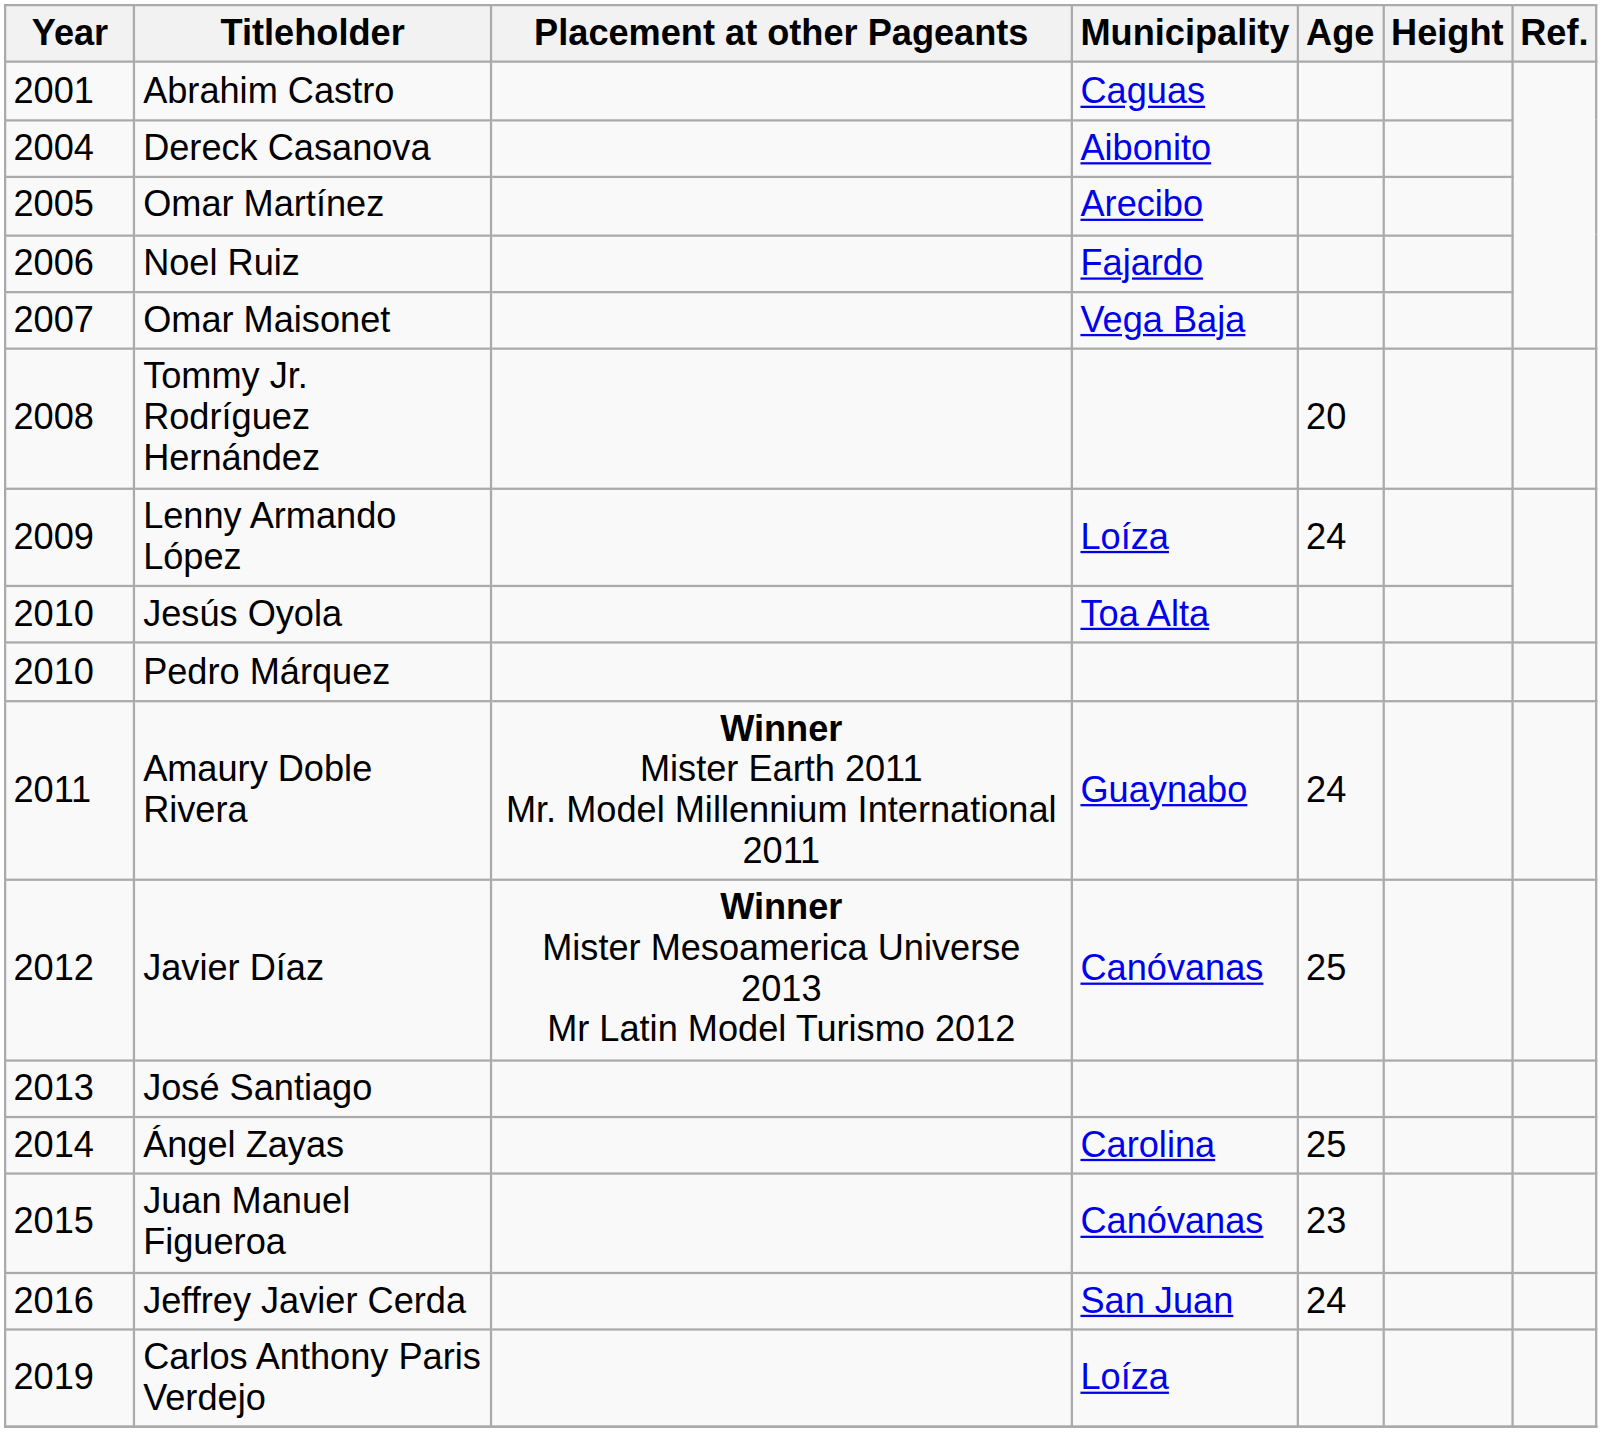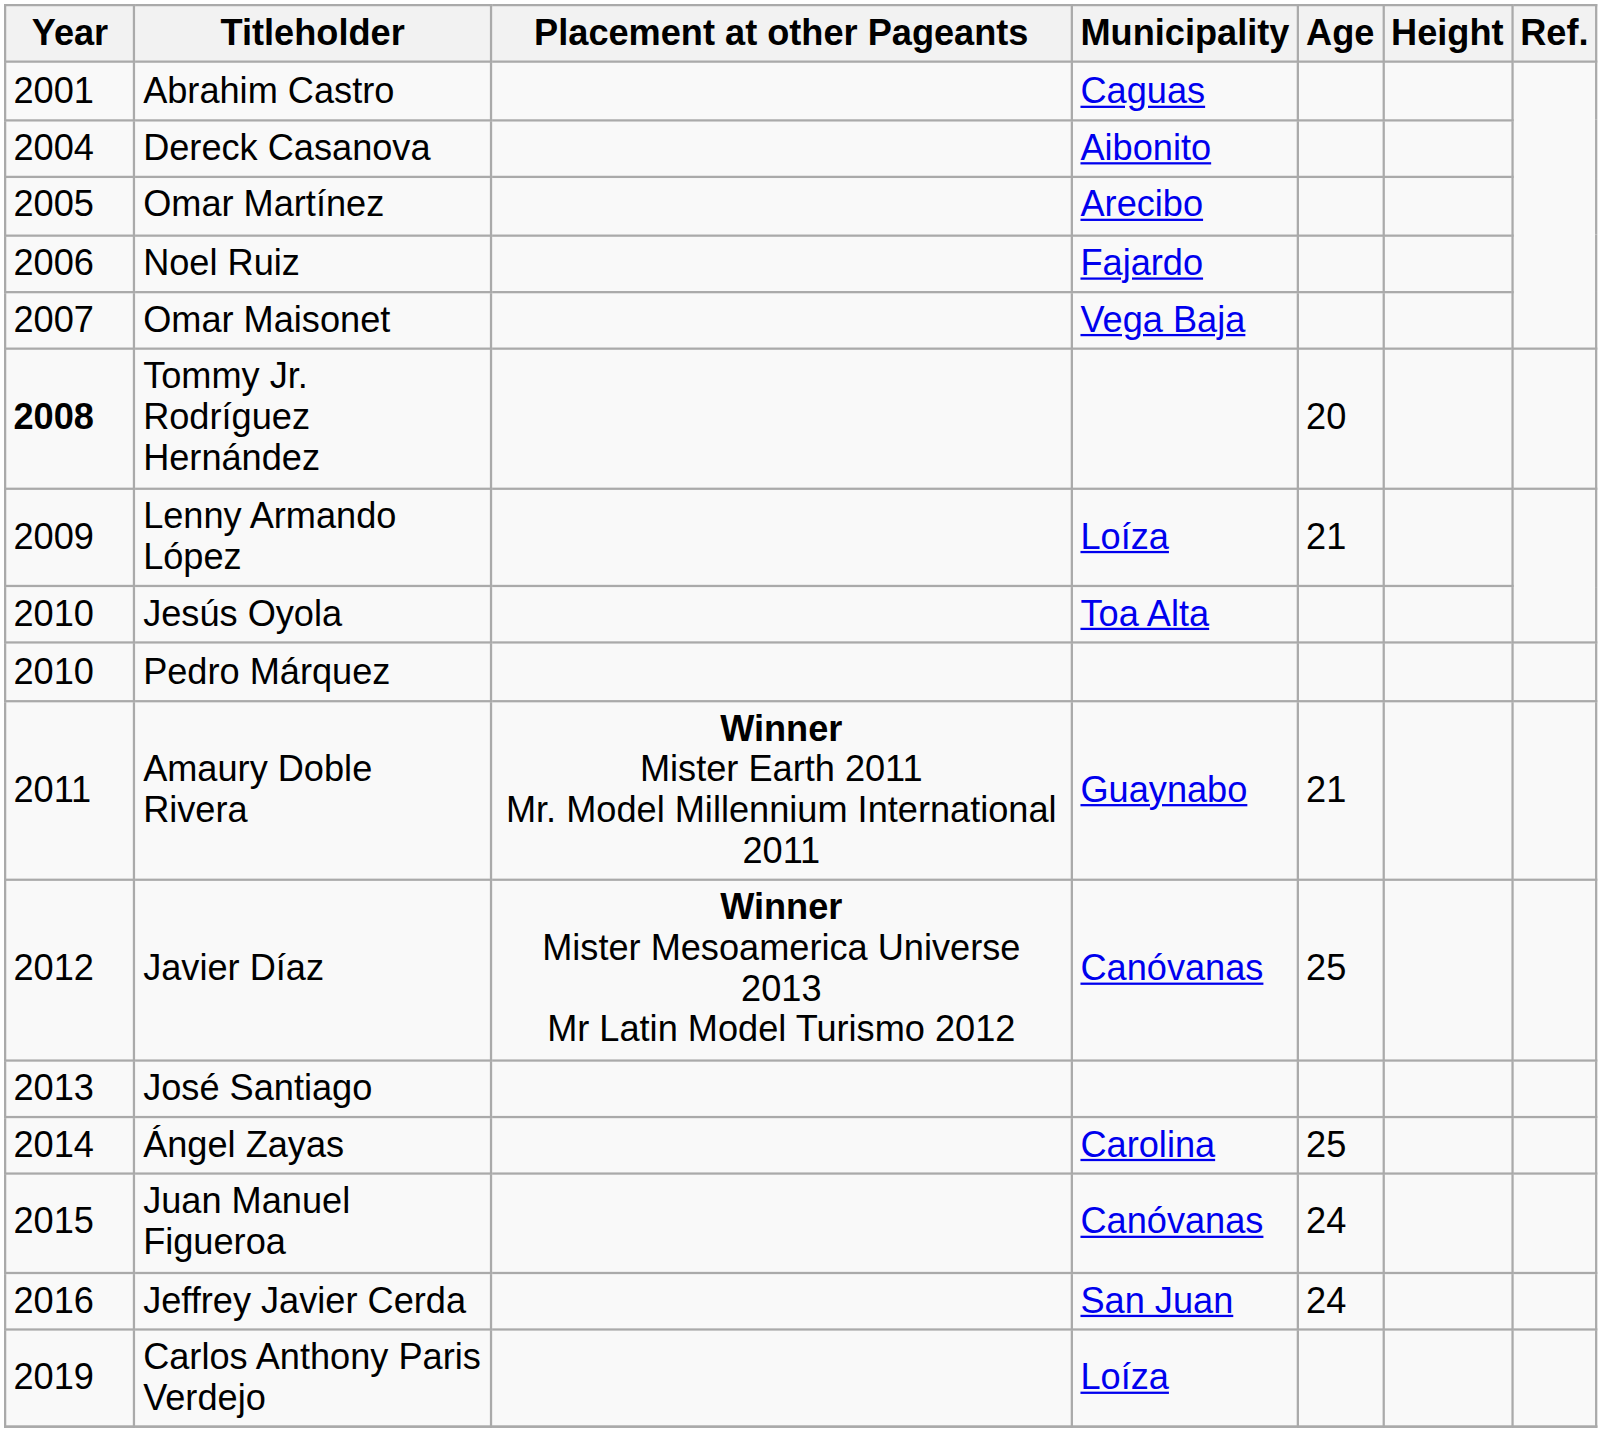(54, 417) normal -> (54, 417) bold
(1326, 536) 24 -> (1326, 536) 21
(1326, 789) 24 -> (1326, 789) 21
(1326, 1222) 23 -> (1326, 1222) 24
